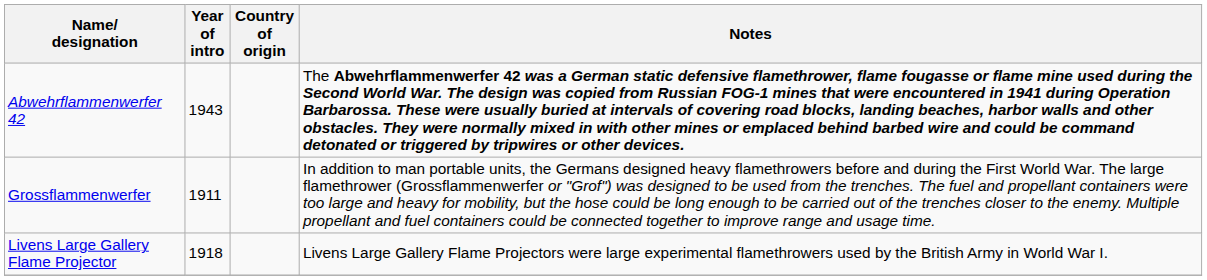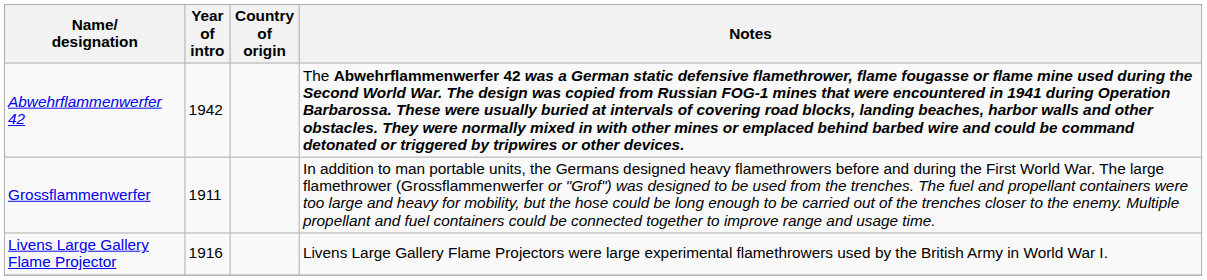(206, 110) 1943 -> (206, 110) 1942
(206, 253) 1918 -> (206, 253) 1916
